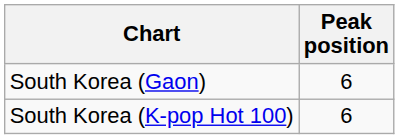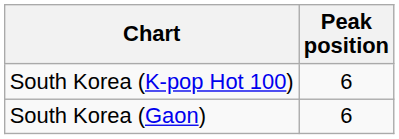rows swapped: (108, 81) <-> (152, 116)
